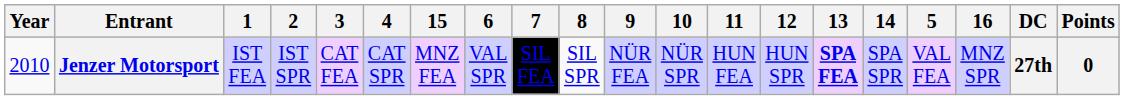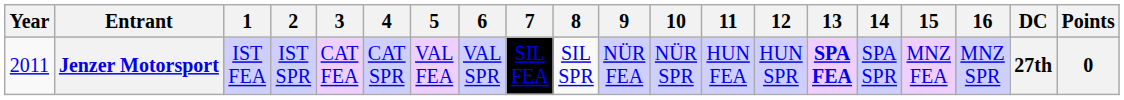columns swapped: (932, 20) <-> (437, 20)
(29, 65) 2010 -> (29, 65) 2011
